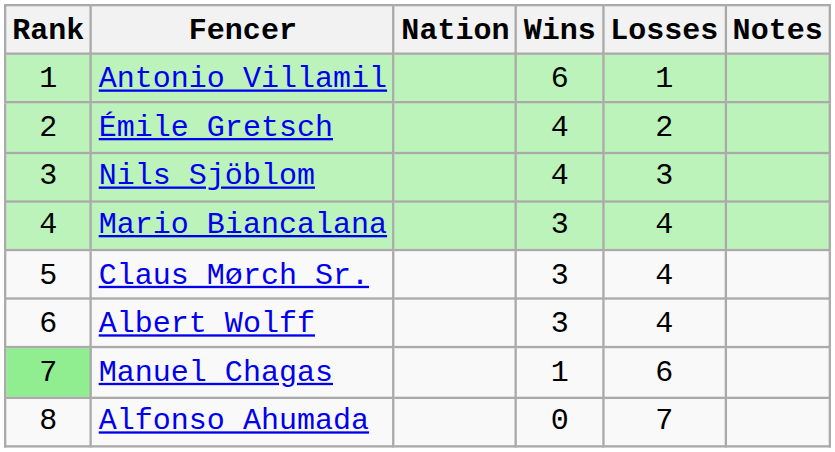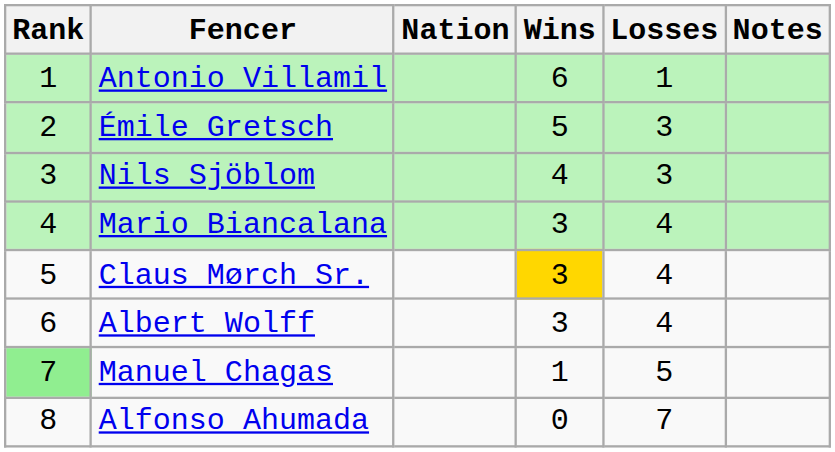(560, 128) 4 -> (560, 128) 5
(664, 128) 2 -> (664, 128) 3
(560, 274) no background -> (560, 274) gold background
(664, 372) 6 -> (664, 372) 5
